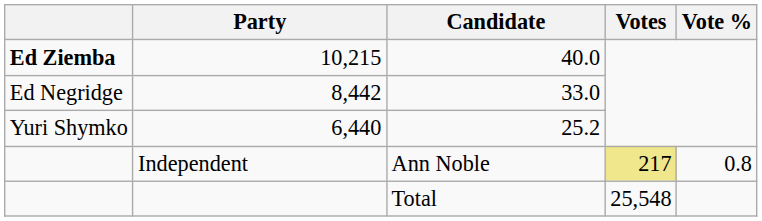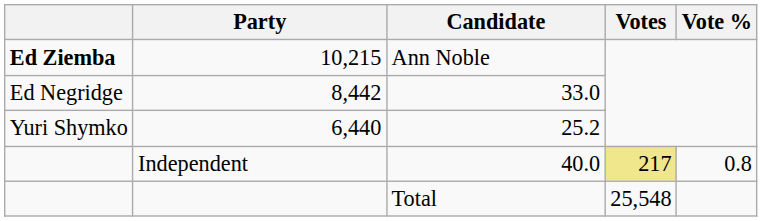(581, 57) 40.0 -> (441, 57) Ann Noble
(441, 163) Ann Noble -> (581, 163) 40.0
